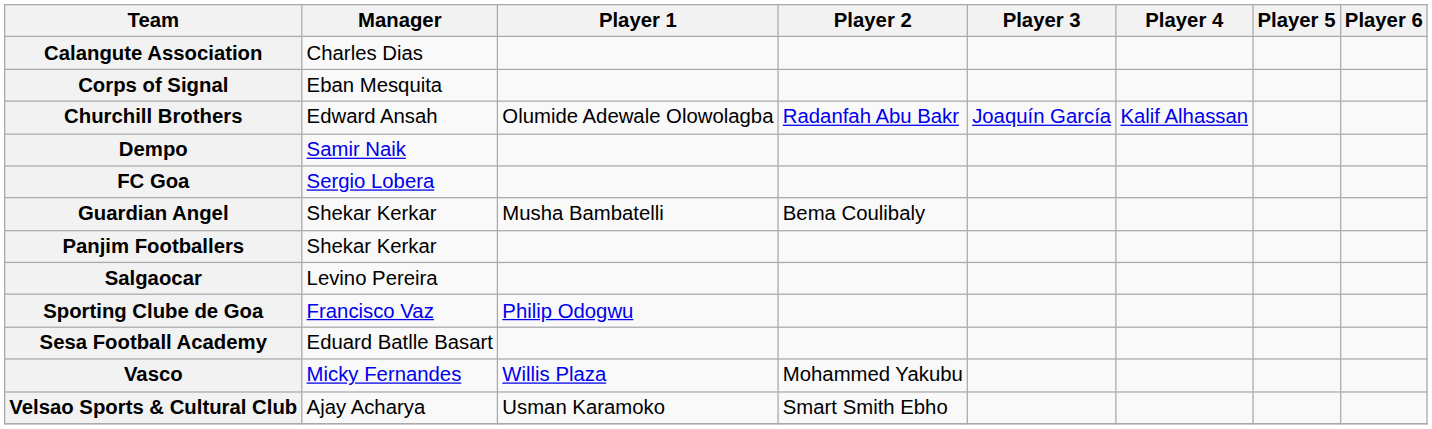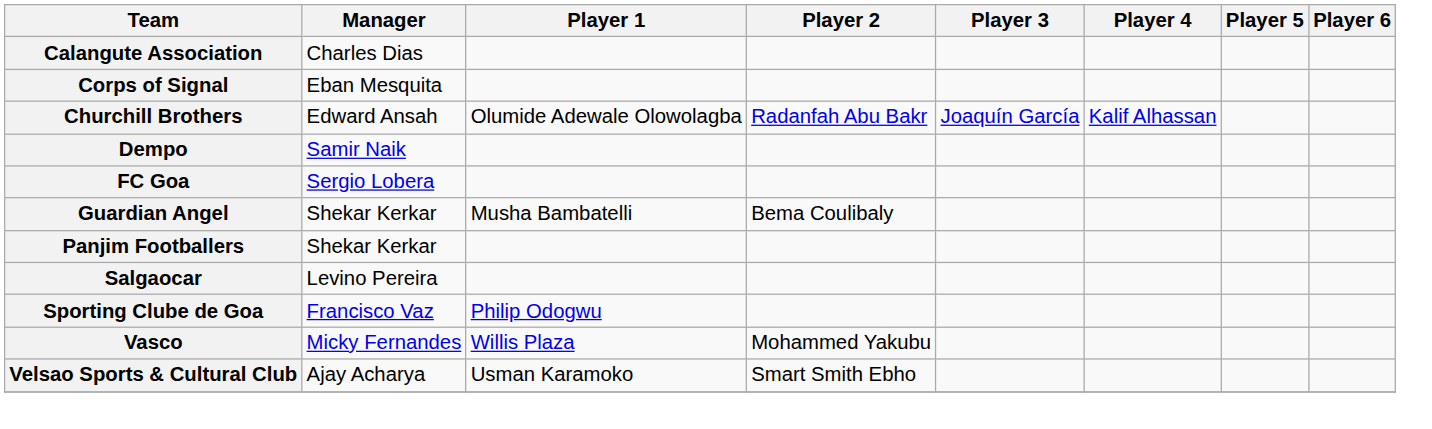- row: (153, 342)
